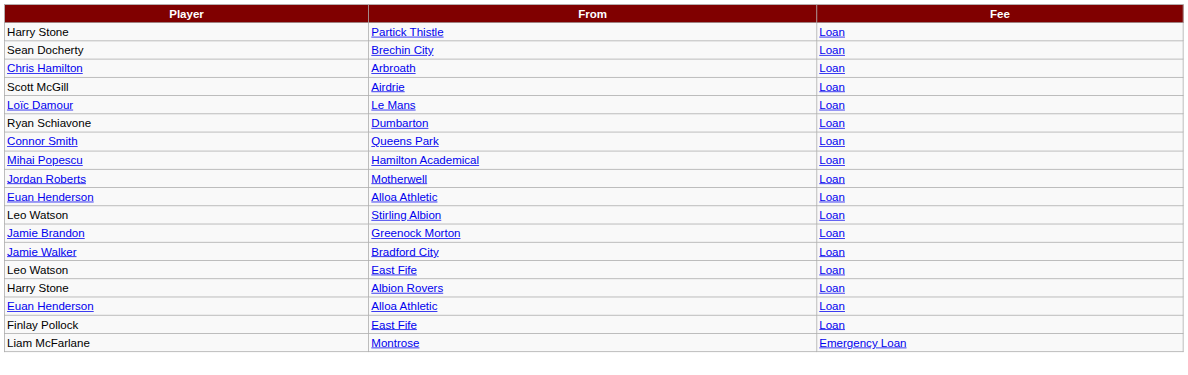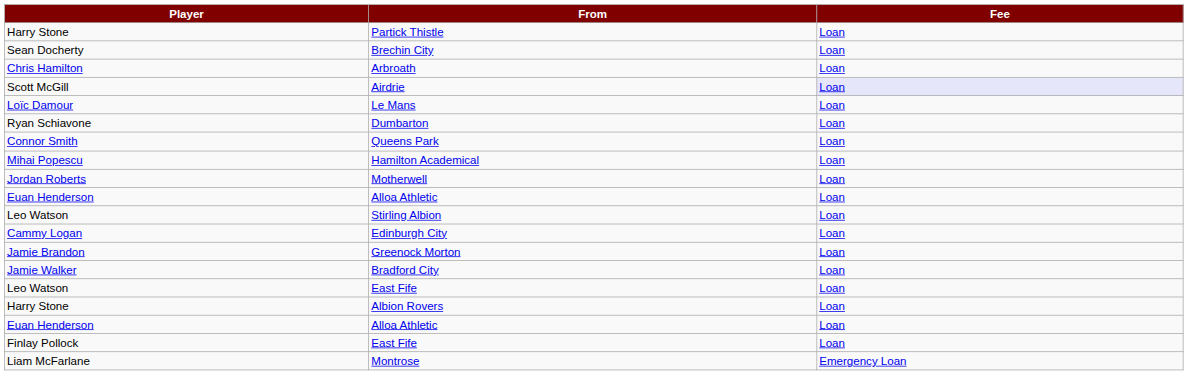(832, 87) no background -> (832, 87) lavender background
+ row: (45, 233)
